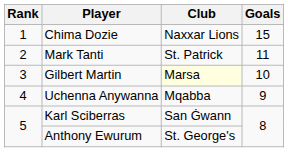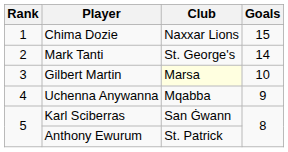(193, 55) St. Patrick -> (200, 55) St. George's
(263, 55) 11 -> (263, 55) 14
(200, 136) St. George's -> (193, 136) St. Patrick
